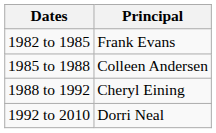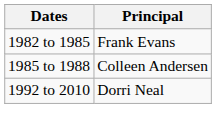- row: (49, 90)
